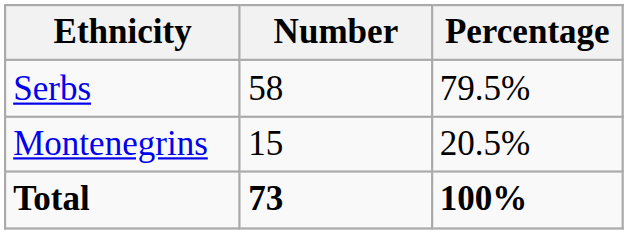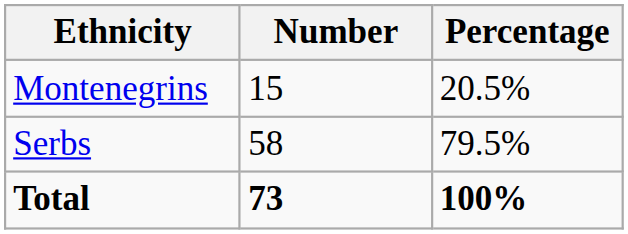rows swapped: (52, 87) <-> (110, 143)
